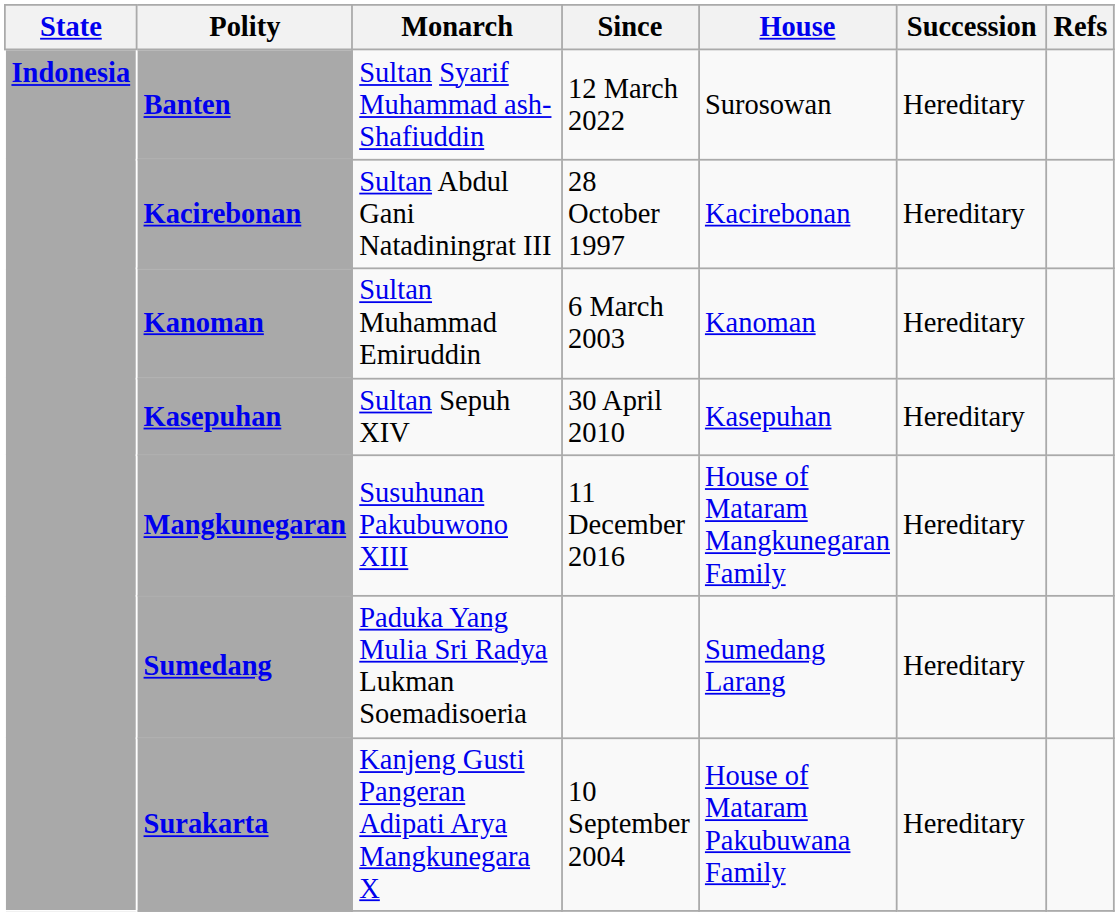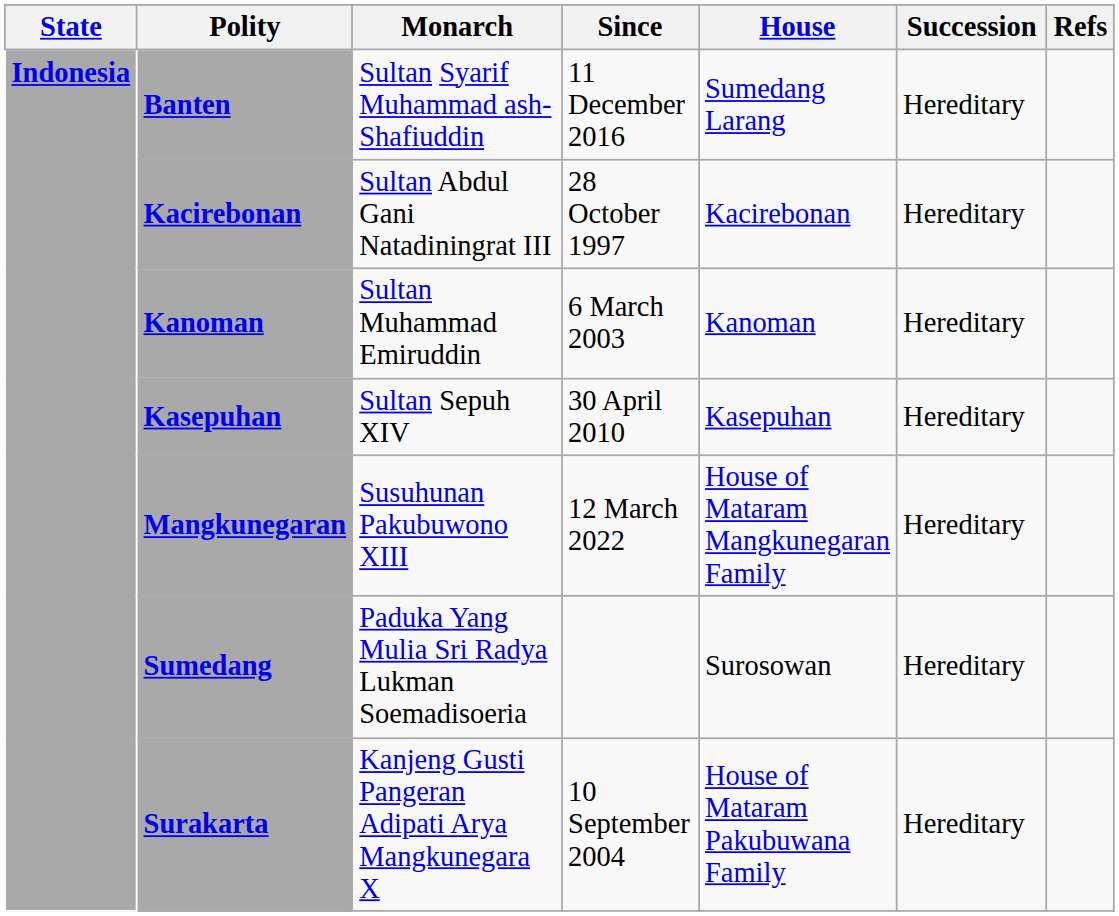(623, 104) 12 March 2022 -> (627, 104) 11 December 2016
(768, 104) Surosowan -> (765, 104) Sumedang Larang
(627, 525) 11 December 2016 -> (623, 525) 12 March 2022
(765, 666) Sumedang Larang -> (768, 666) Surosowan
